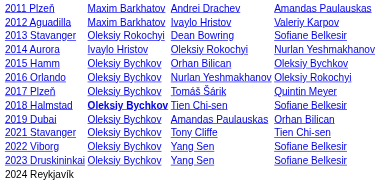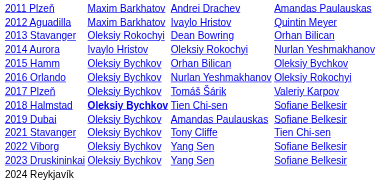(307, 22) Valeriy Karpov -> (306, 22) Quintin Meyer
(311, 36) Sofiane Belkesir -> (304, 36) Orhan Bilican
(306, 91) Quintin Meyer -> (307, 91) Valeriy Karpov
(304, 119) Orhan Bilican -> (311, 119) Sofiane Belkesir
